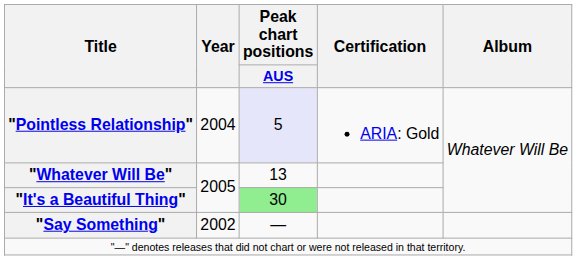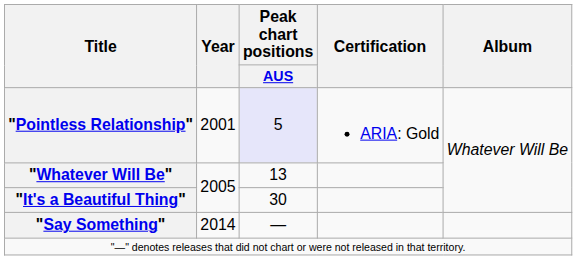(218, 125) 2004 -> (218, 125) 2001
(278, 200) lightgreen background -> (278, 200) no background
(218, 225) 2002 -> (218, 225) 2014
